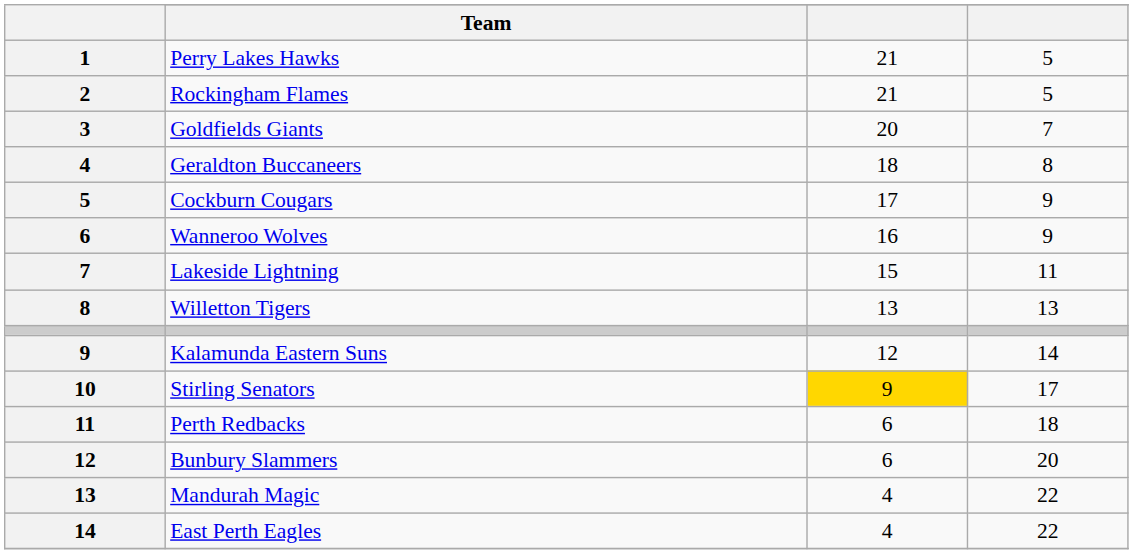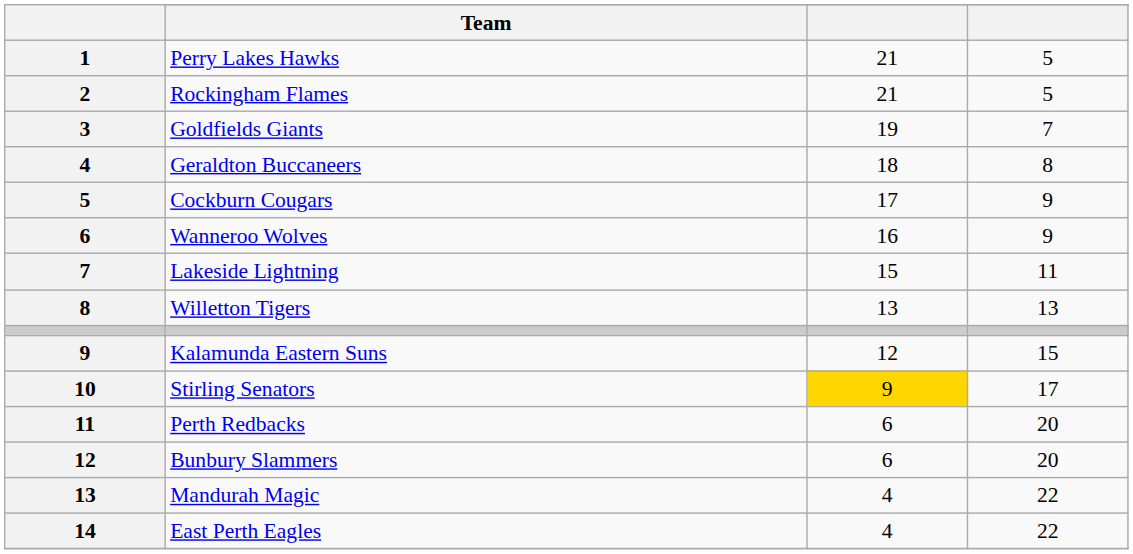(887, 129) 20 -> (887, 129) 19
(1048, 352) 14 -> (1048, 352) 15
(1048, 423) 18 -> (1048, 423) 20
